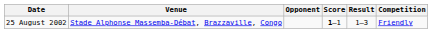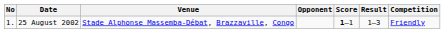+ column: (10, 10)
